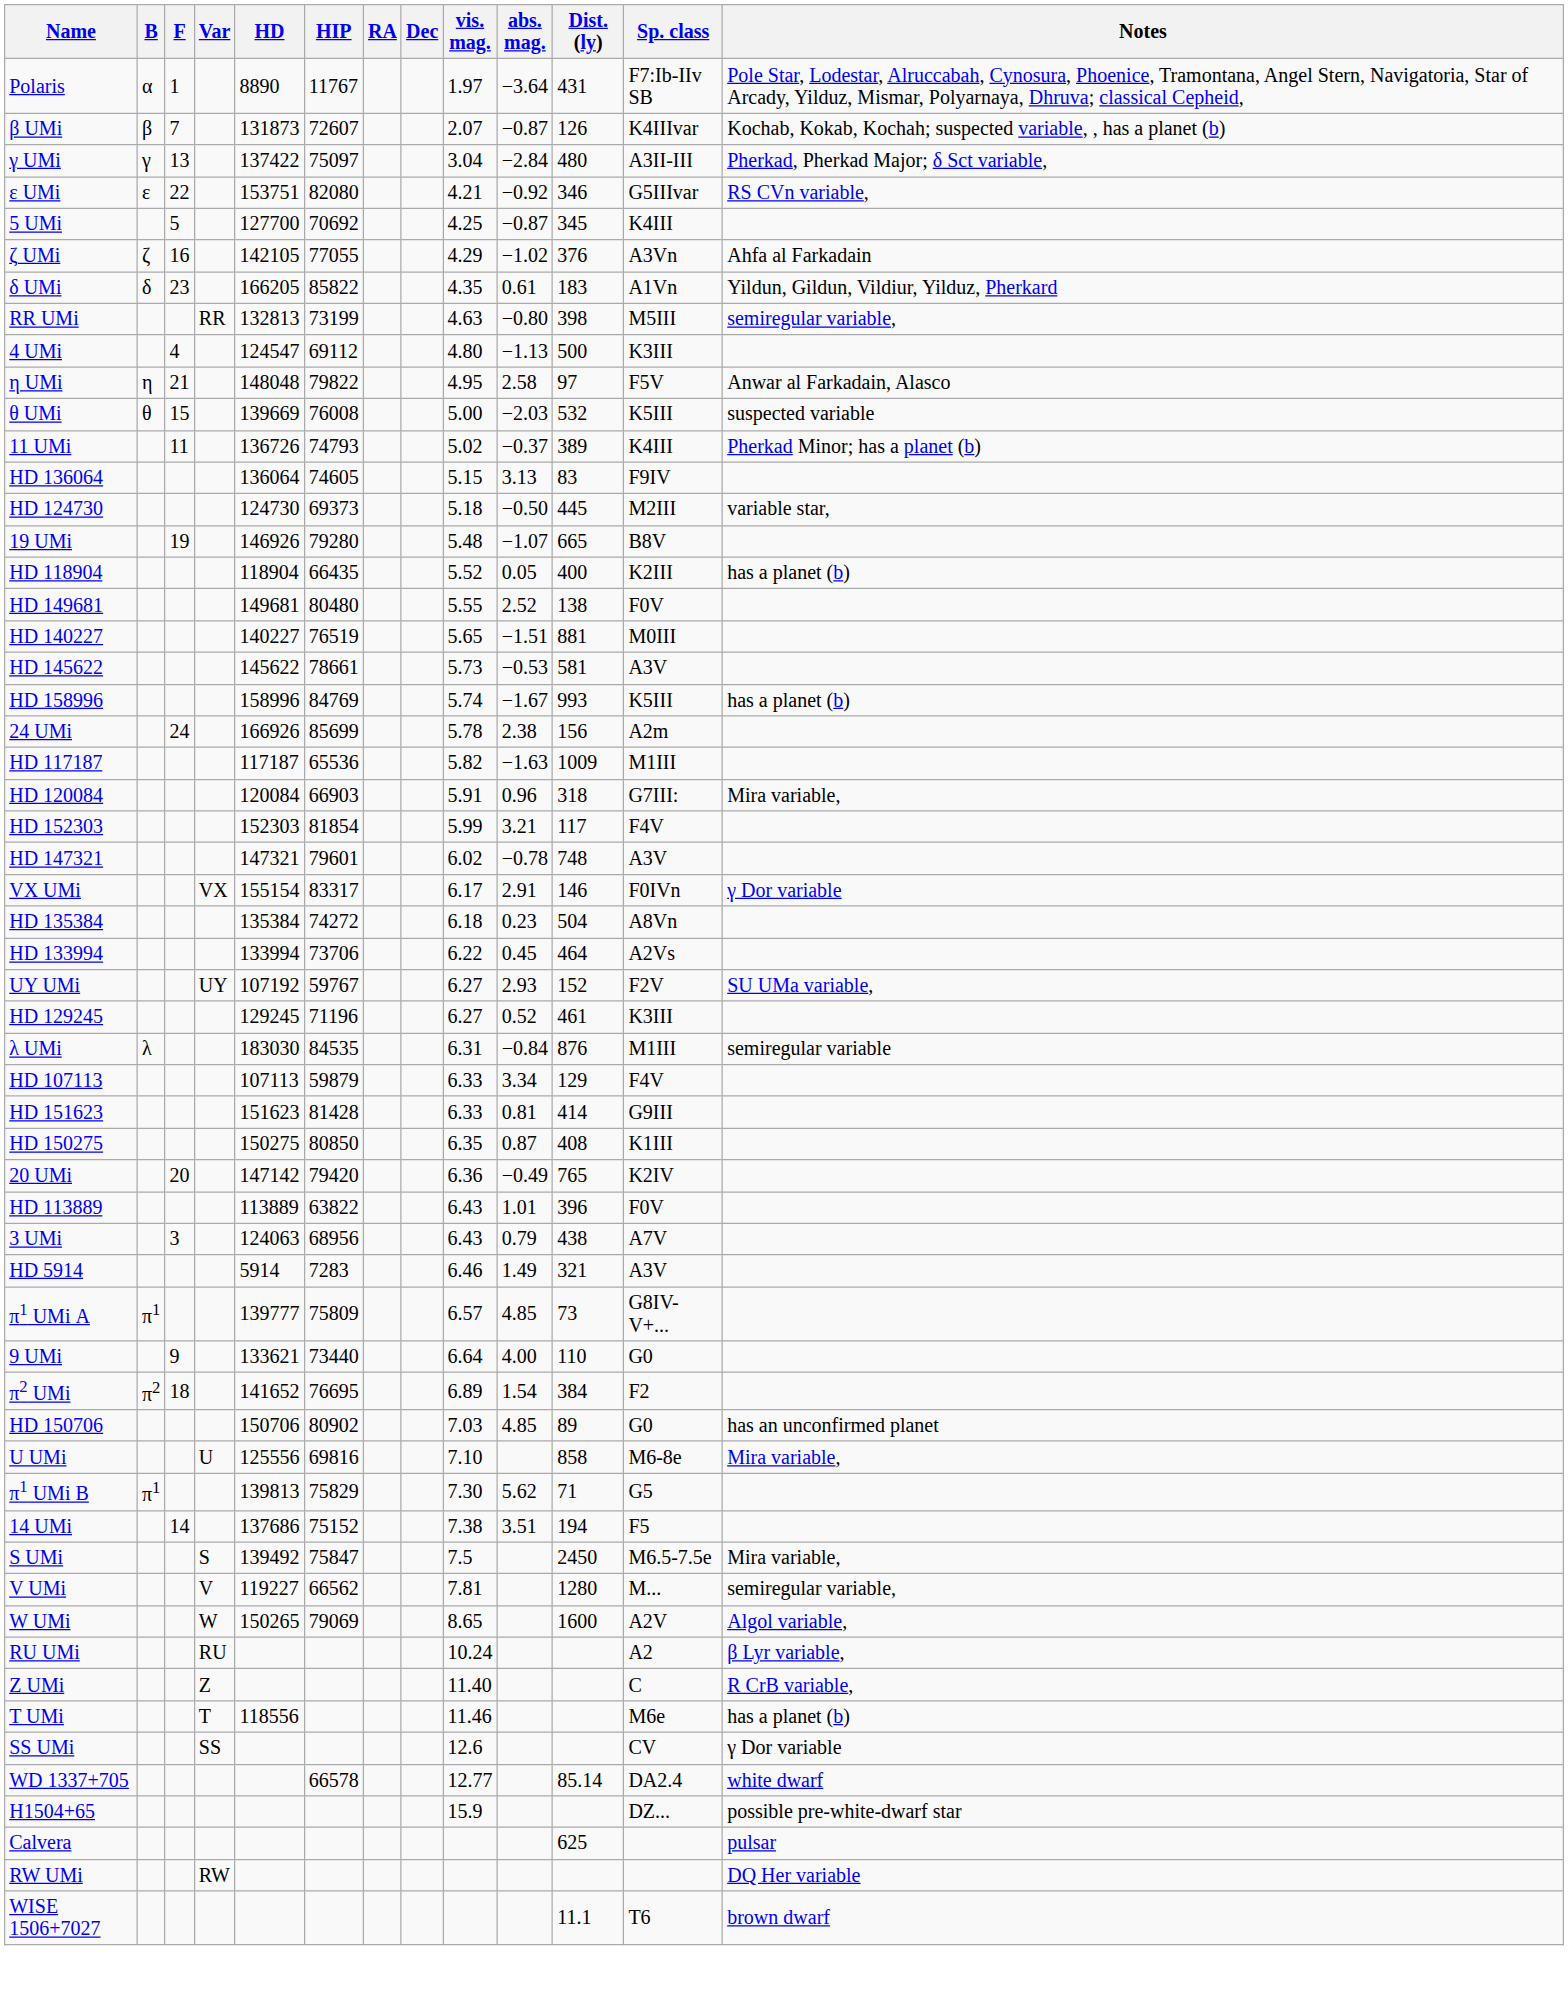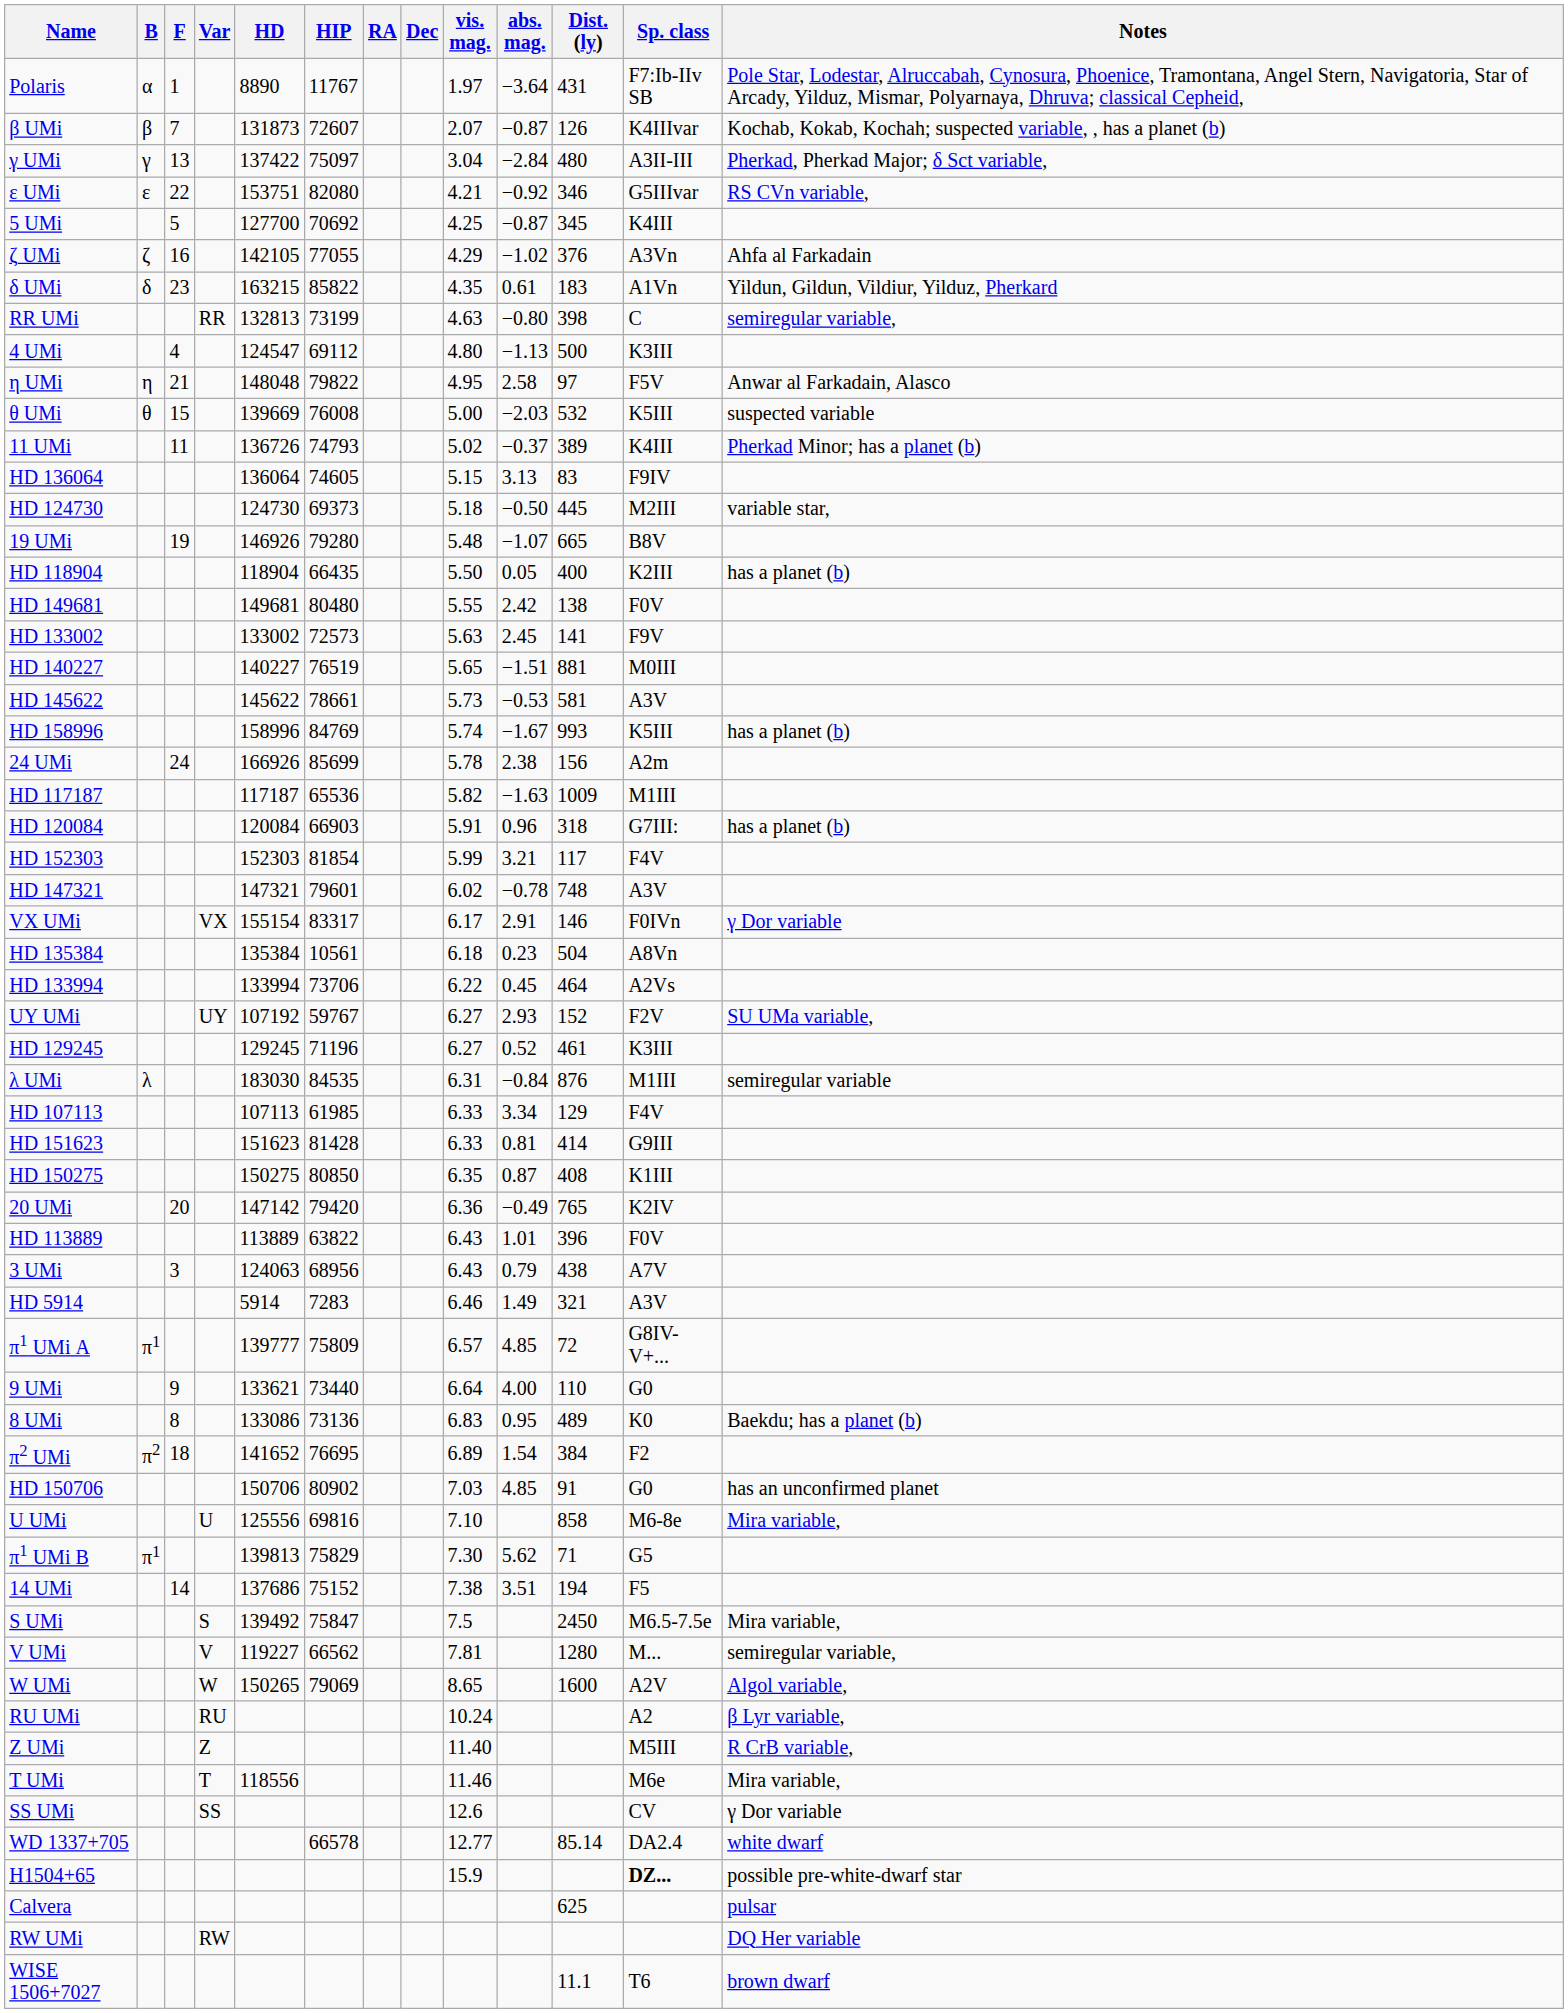(270, 287) 166205 -> (270, 287) 163215
(652, 319) M5III -> (635, 319) C
(465, 572) 5.52 -> (465, 572) 5.50
(519, 604) 2.52 -> (519, 604) 2.42
+ row: (56, 636)
(784, 794) Mira variable, -> (789, 826) has a planet (b)
(334, 921) 74272 -> (334, 953) 10561
(334, 1080) 59879 -> (334, 1112) 61985
(567, 1313) 73 -> (567, 1345) 72
+ row: (36, 1420)
(567, 1425) 89 -> (567, 1488) 91
(635, 1684) C -> (652, 1748) M5III
(789, 1716) has a planet (b) -> (784, 1779) Mira variable,
(649, 1811) normal -> (650, 1874) bold
